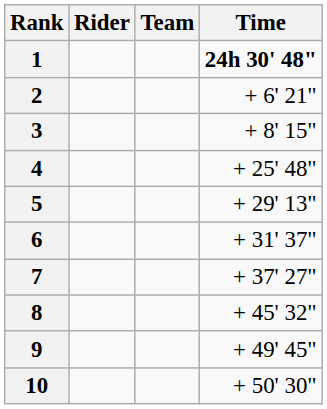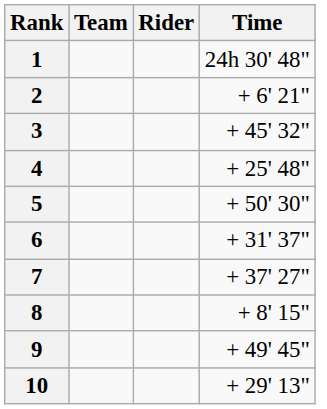columns swapped: (102, 22) <-> (167, 22)
(261, 58) bold -> (257, 58) normal
(281, 131) + 8' 15" -> (268, 131) + 45' 32"
(275, 204) + 29' 13" -> (268, 204) + 50' 30"
(275, 312) + 45' 32" -> (274, 312) + 8' 15"
(275, 385) + 50' 30" -> (268, 385) + 29' 13"
